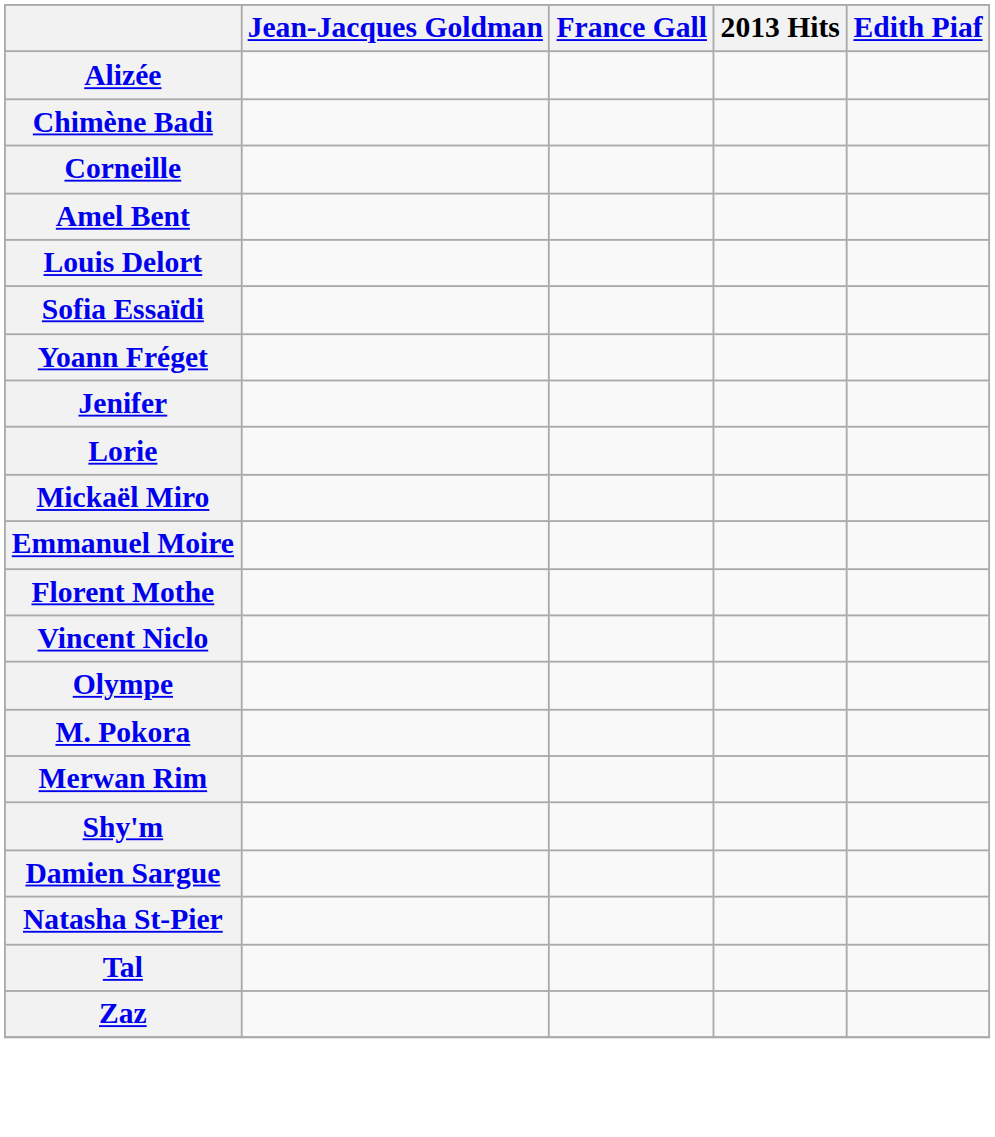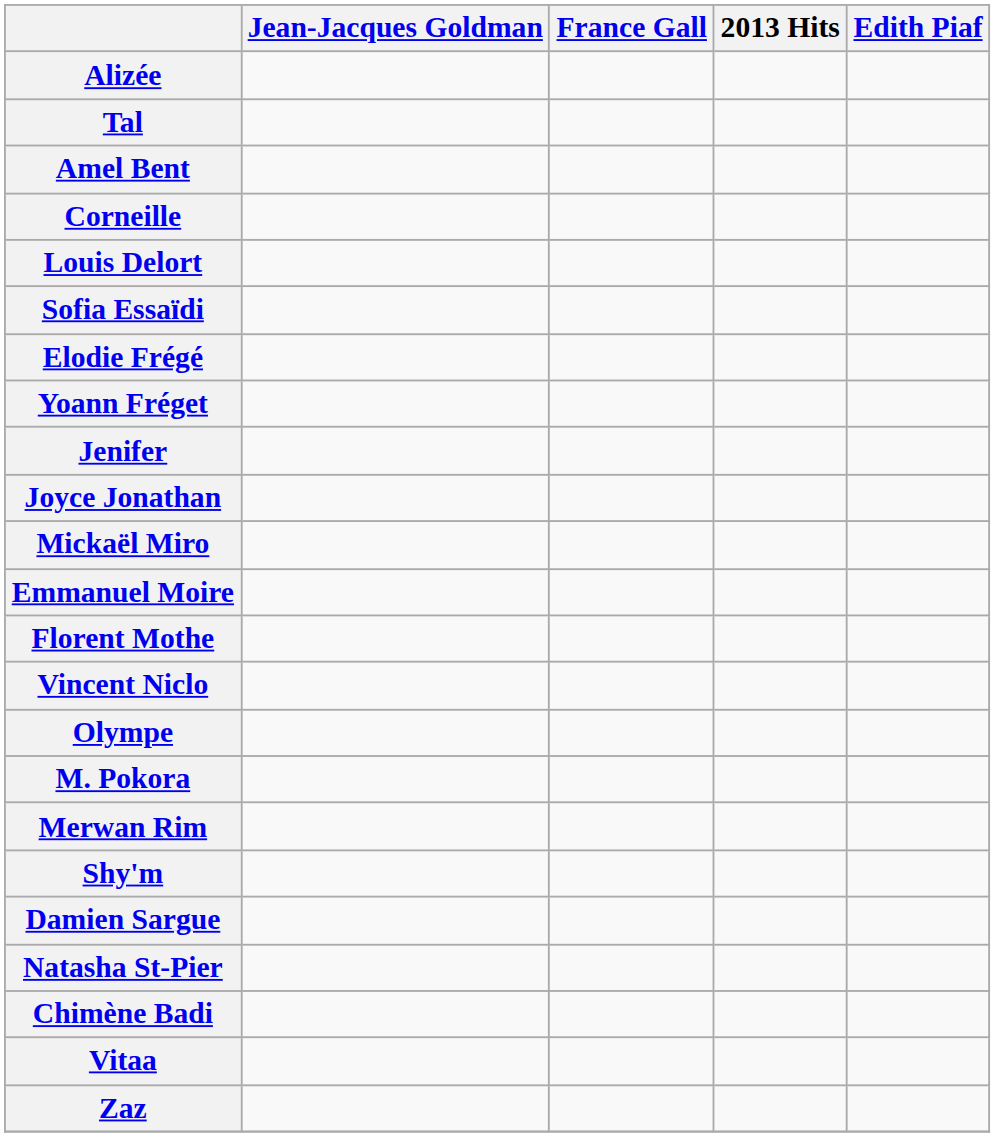rows swapped: (123, 121) <-> (123, 966)
rows swapped: (123, 215) <-> (123, 168)
+ row: (123, 356)
+ row: (123, 497)
- row: (123, 450)
+ row: (123, 1060)
